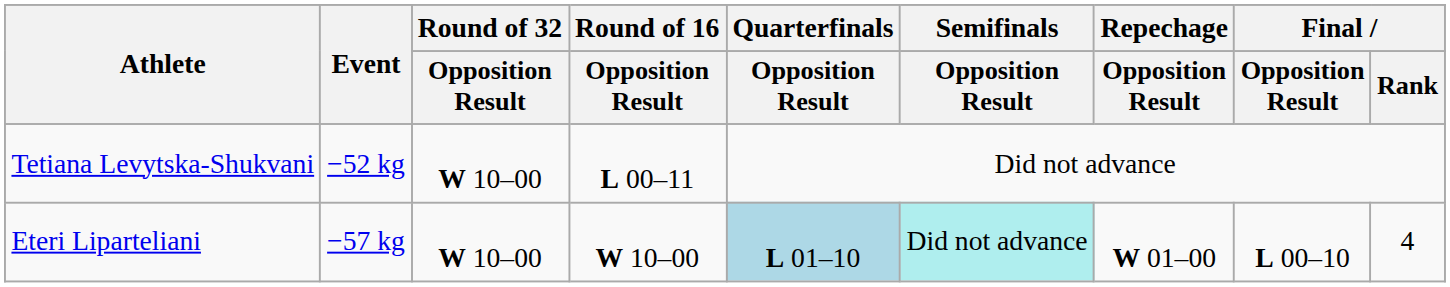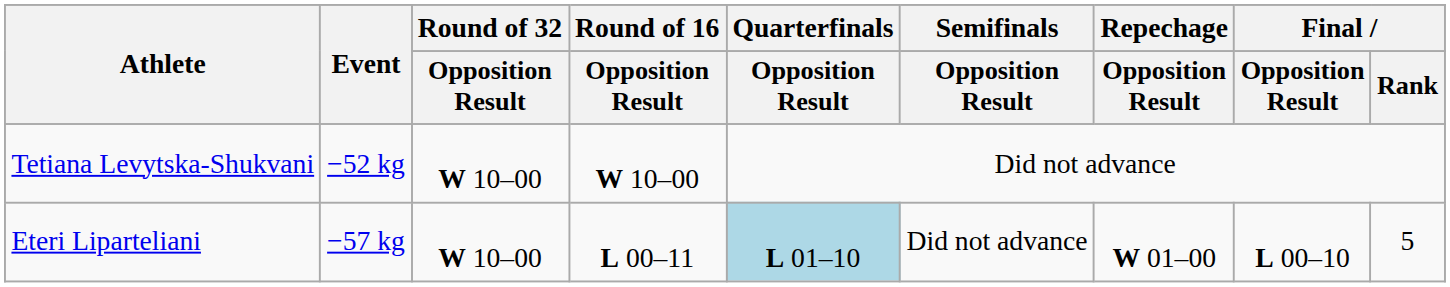(647, 179) L 00–11 -> (647, 179) W 10–00
(647, 258) W 10–00 -> (647, 258) L 00–11
(997, 241) paleturquoise background -> (997, 241) no background
(1408, 241) 4 -> (1408, 241) 5
